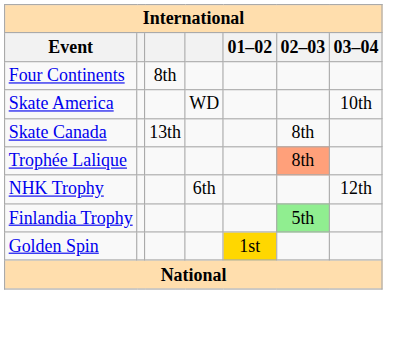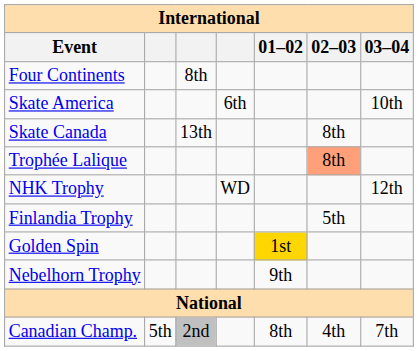(204, 103) WD -> (235, 103) 6th
(204, 189) 6th -> (235, 189) WD
(303, 217) lightgreen background -> (334, 217) no background
+ row: (75, 274)
+ row: (73, 331)
